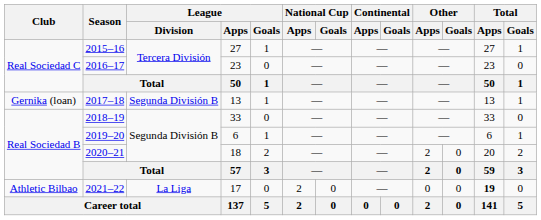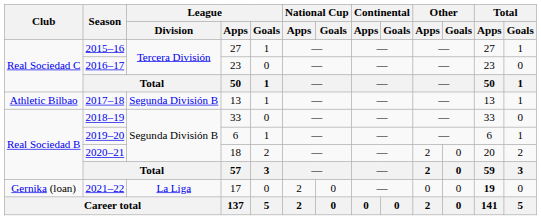(44, 100) Gernika (loan) -> (44, 100) Athletic Bilbao
(44, 188) Athletic Bilbao -> (44, 188) Gernika (loan)
